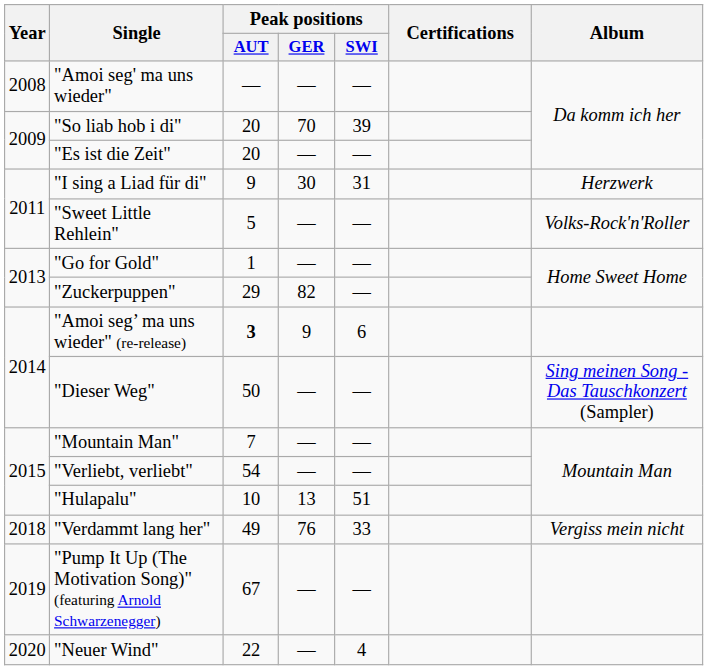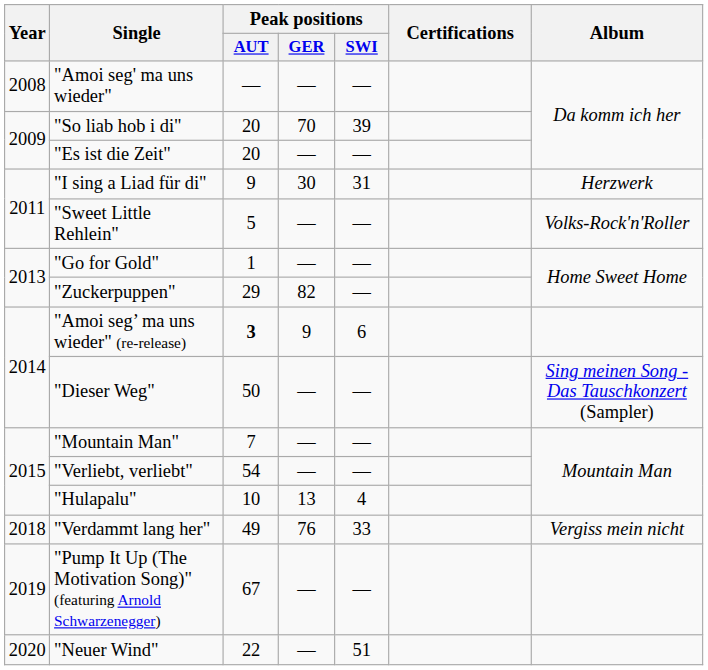(362, 500) 51 -> (362, 500) 4
(362, 649) 4 -> (362, 649) 51
